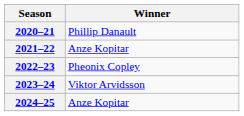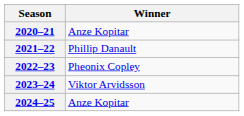(102, 31) Phillip Danault -> (98, 31) Anze Kopitar
(98, 48) Anze Kopitar -> (102, 48) Phillip Danault
